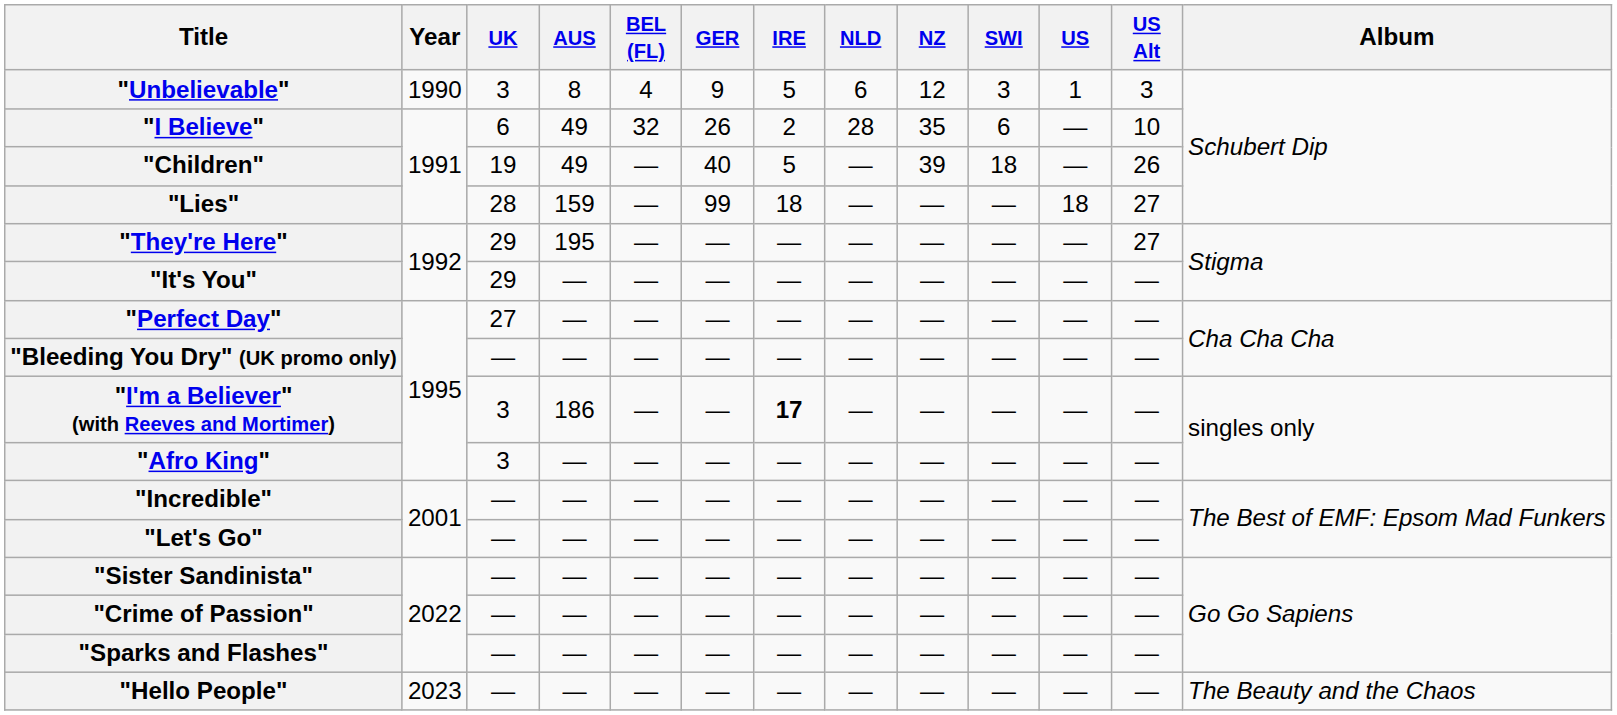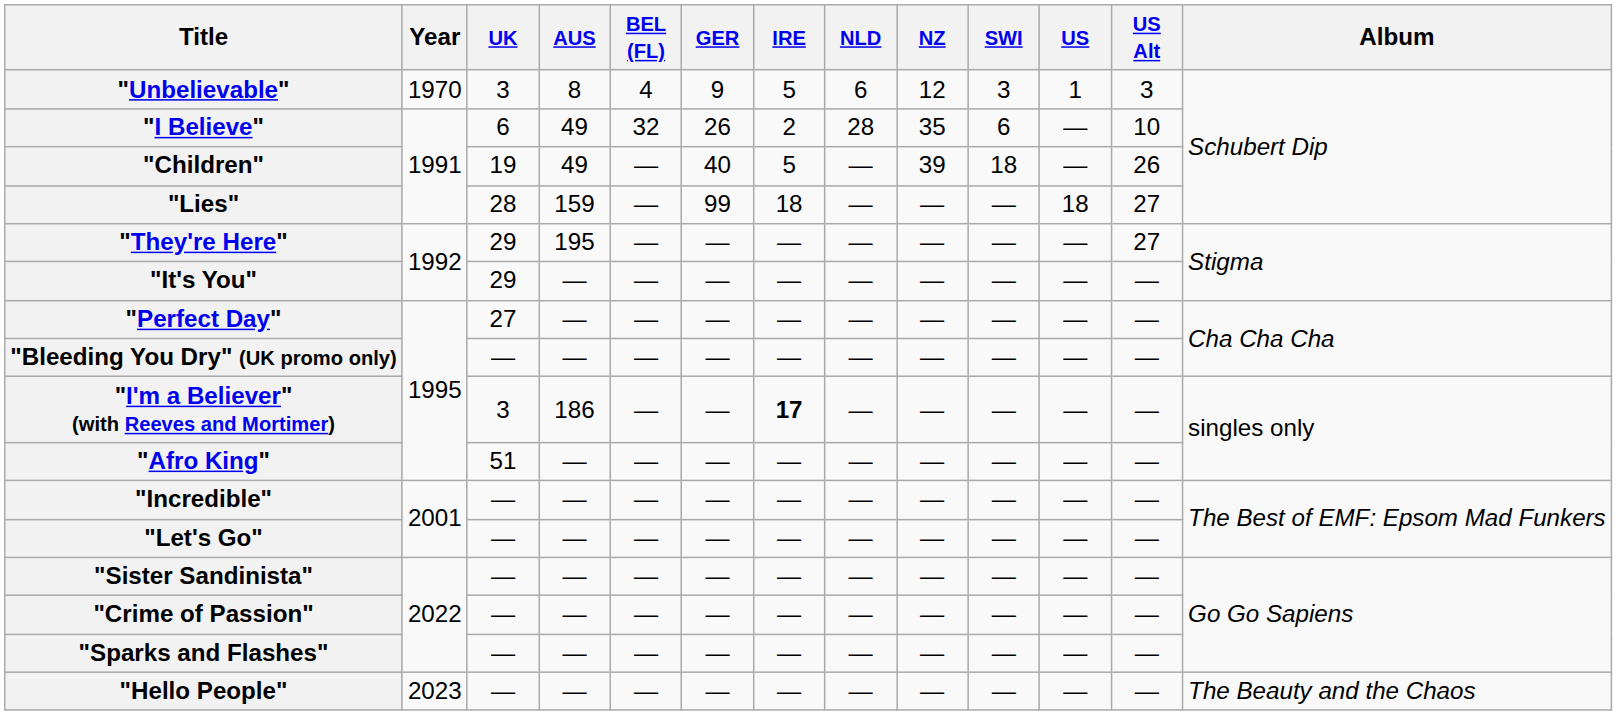(435, 89) 1990 -> (435, 89) 1970
(503, 461) 3 -> (503, 461) 51
